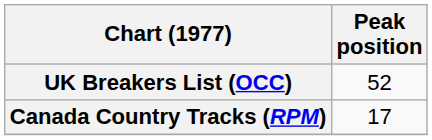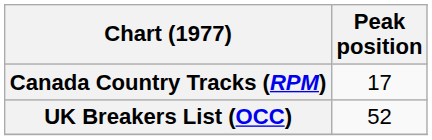rows swapped: (168, 81) <-> (168, 116)
